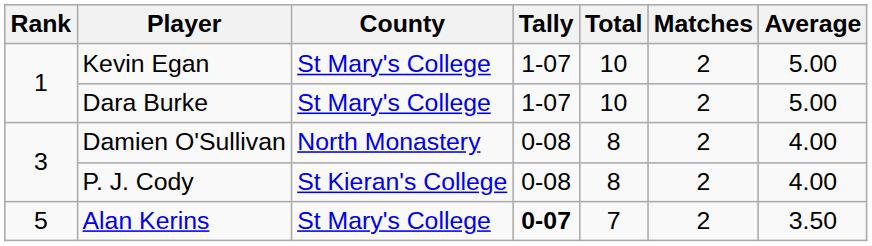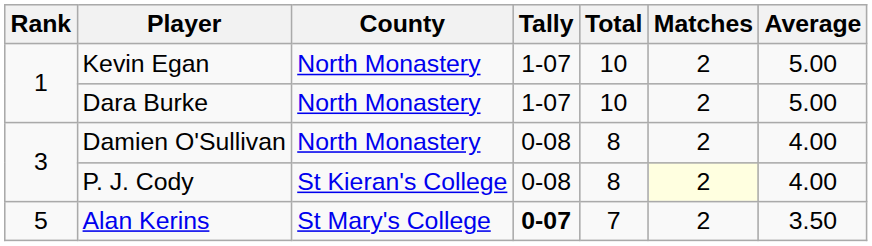(394, 63) St Mary's College -> (389, 63) North Monastery
(394, 102) St Mary's College -> (389, 102) North Monastery
(703, 181) no background -> (703, 181) lightyellow background
